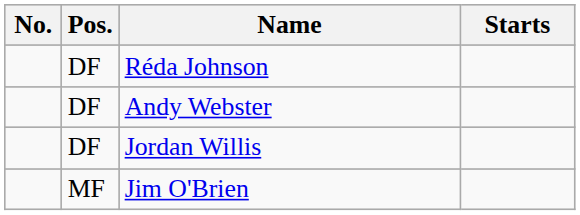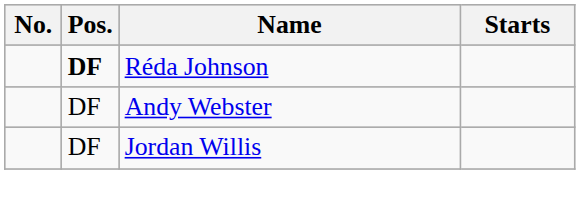(84, 65) normal -> (85, 65) bold
- row: (187, 188)
